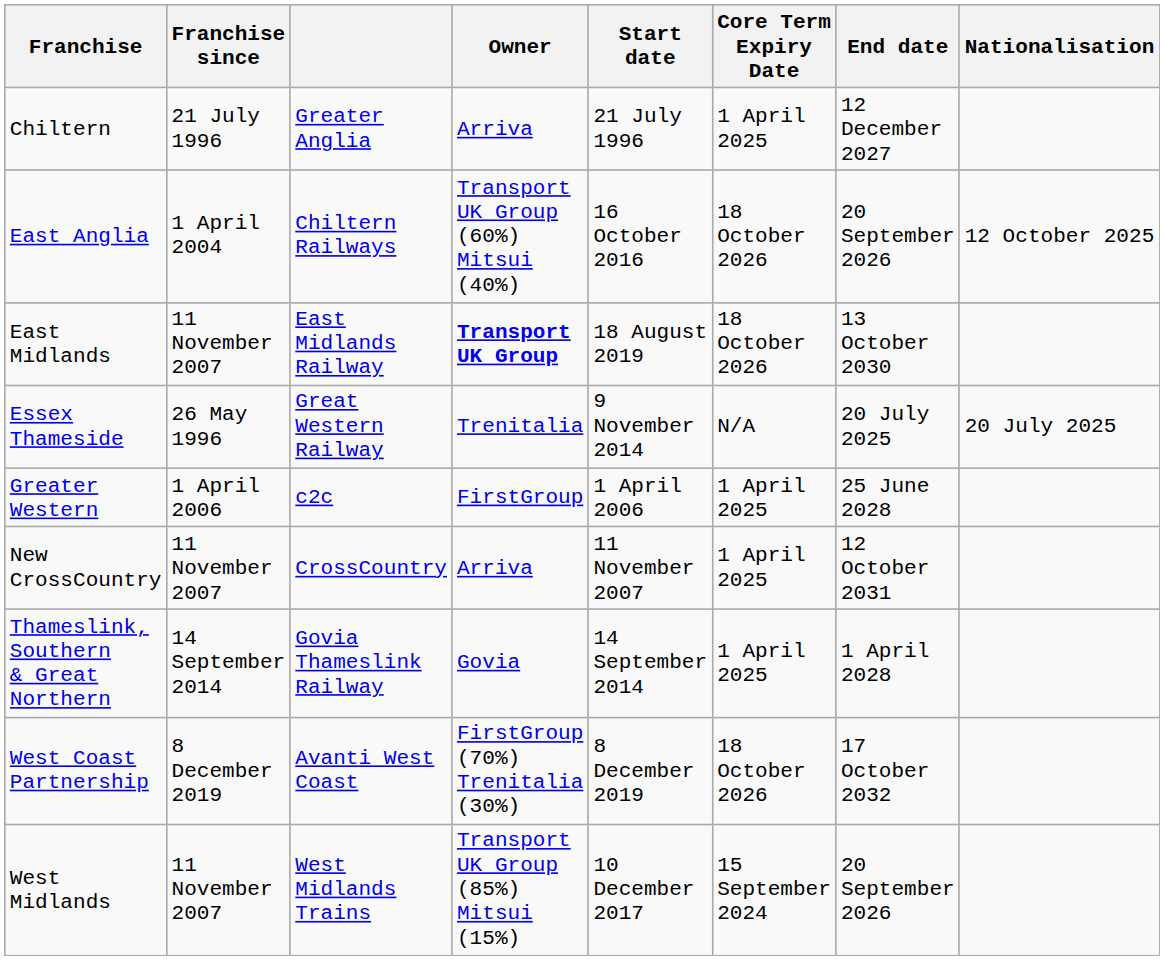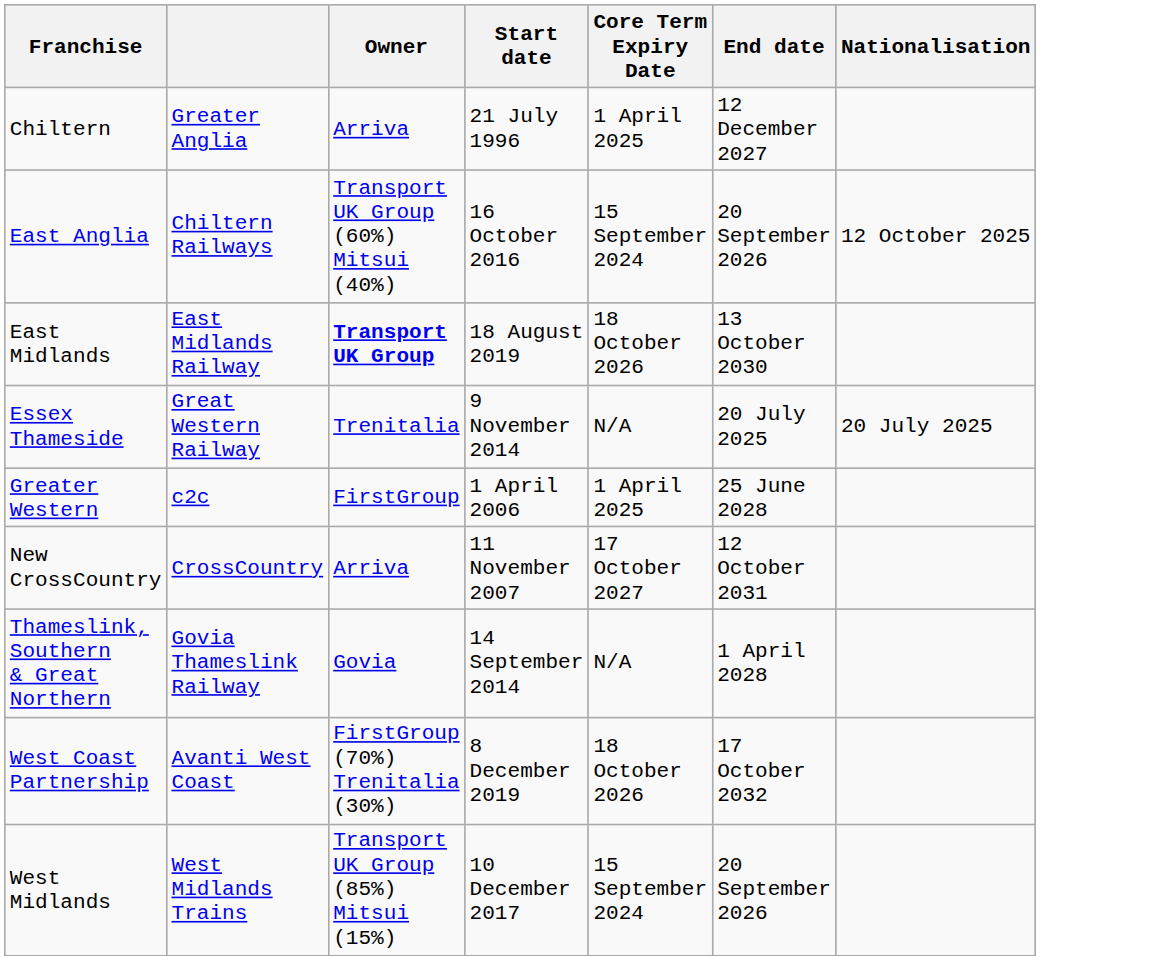- column: (228, 46)
(761, 236) 18 October 2026 -> (650, 236) 15 September 2024
(761, 568) 1 April 2025 -> (638, 568) 17 October 2027
(761, 663) 1 April 2025 -> (612, 663) N/A
